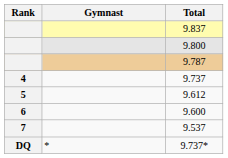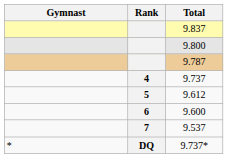columns swapped: (23, 12) <-> (104, 12)
